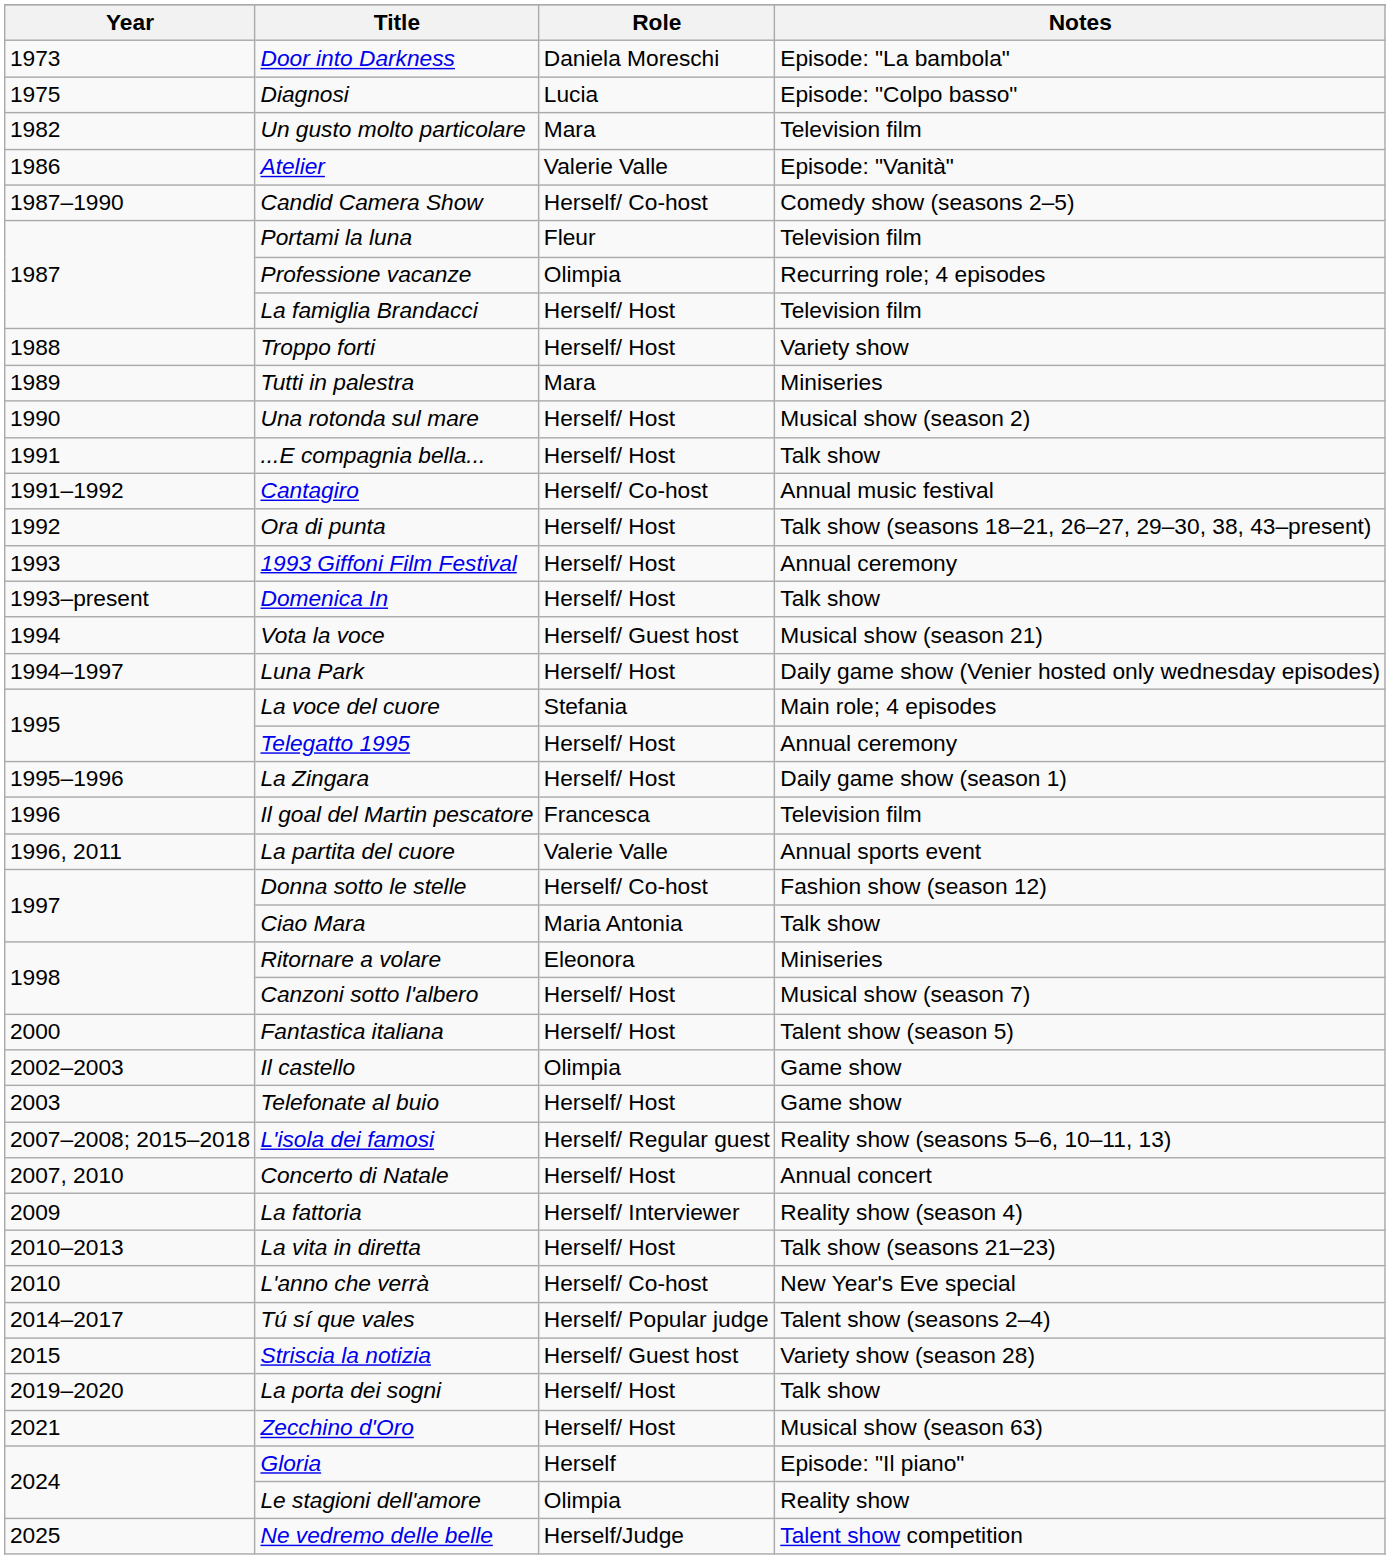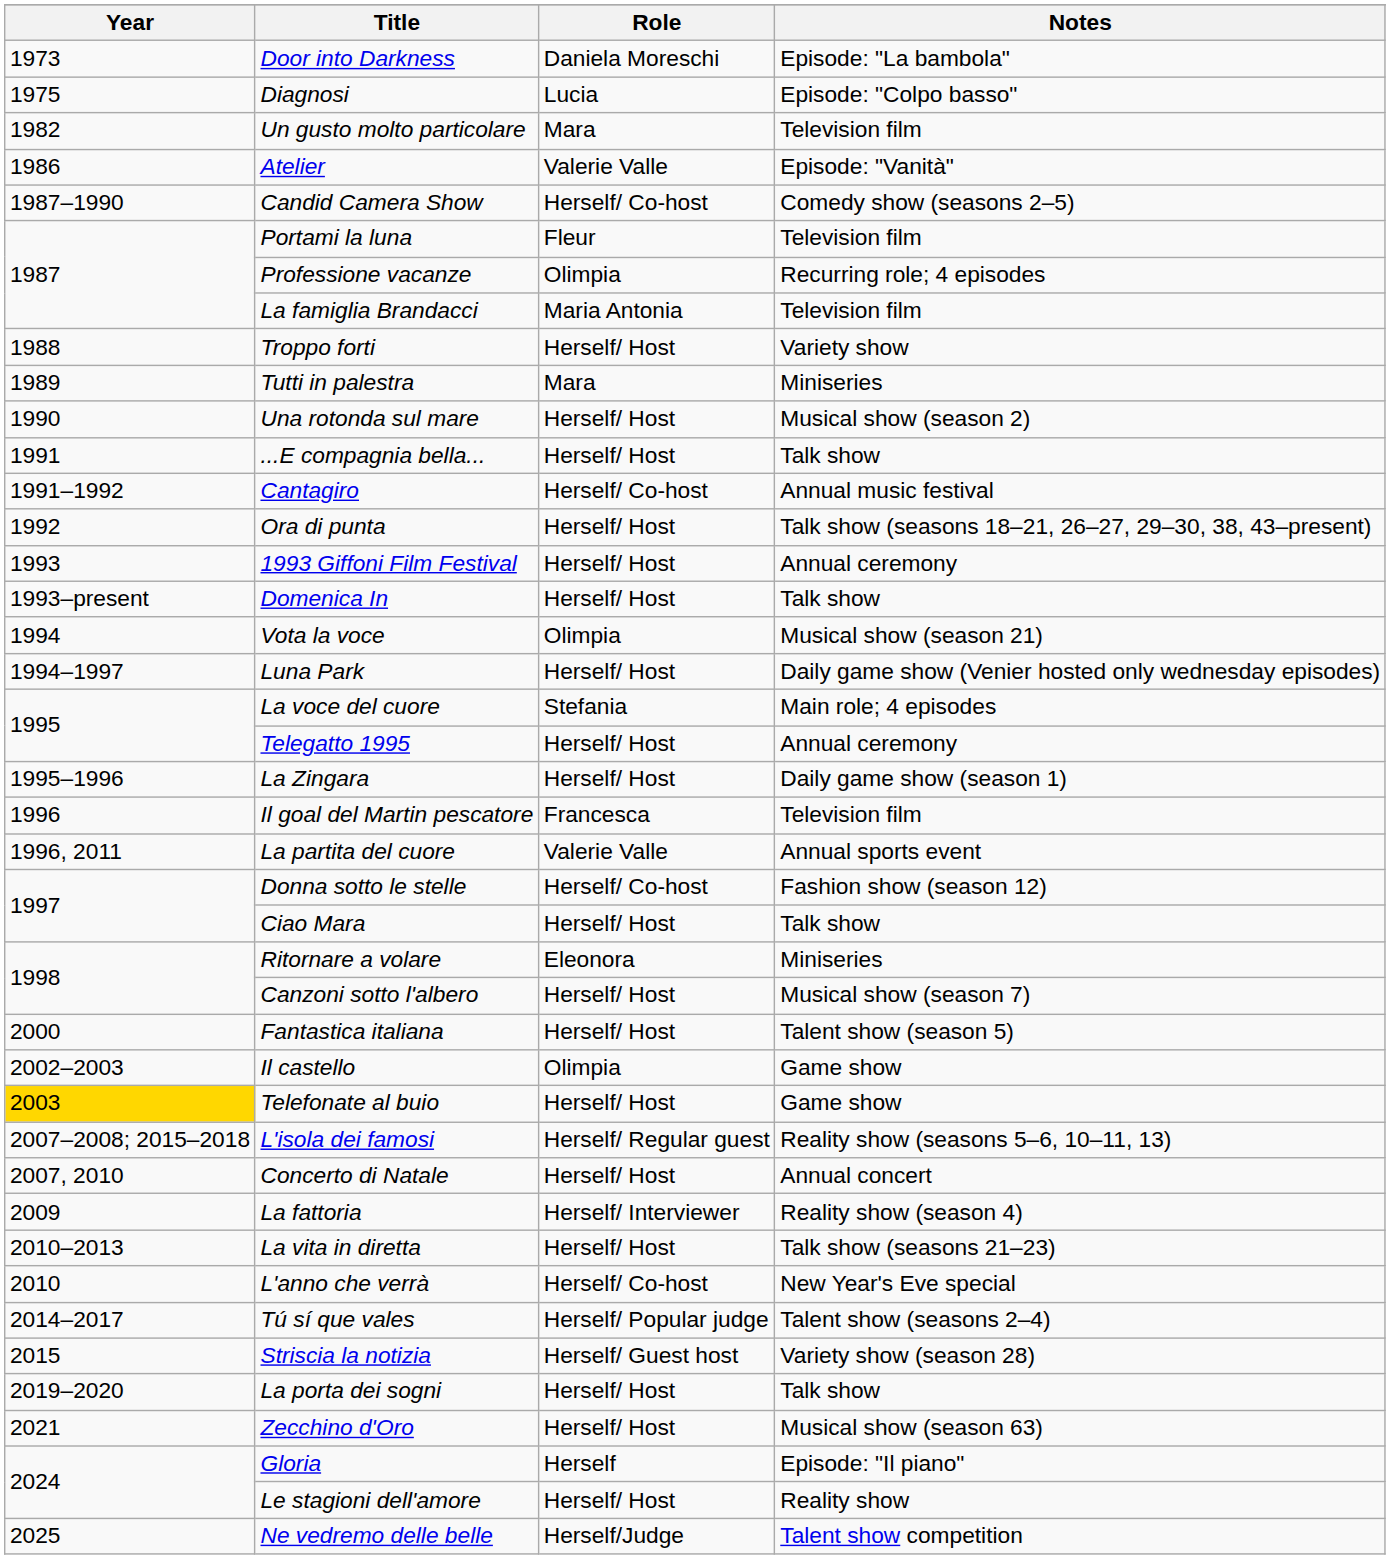(609, 310) Herself/ Host -> (613, 310) Maria Antonia
(641, 635) Herself/ Guest host -> (582, 635) Olimpia
(613, 923) Maria Antonia -> (609, 923) Herself/ Host
(35, 1103) no background -> (35, 1103) gold background
(582, 1499) Olimpia -> (609, 1499) Herself/ Host
